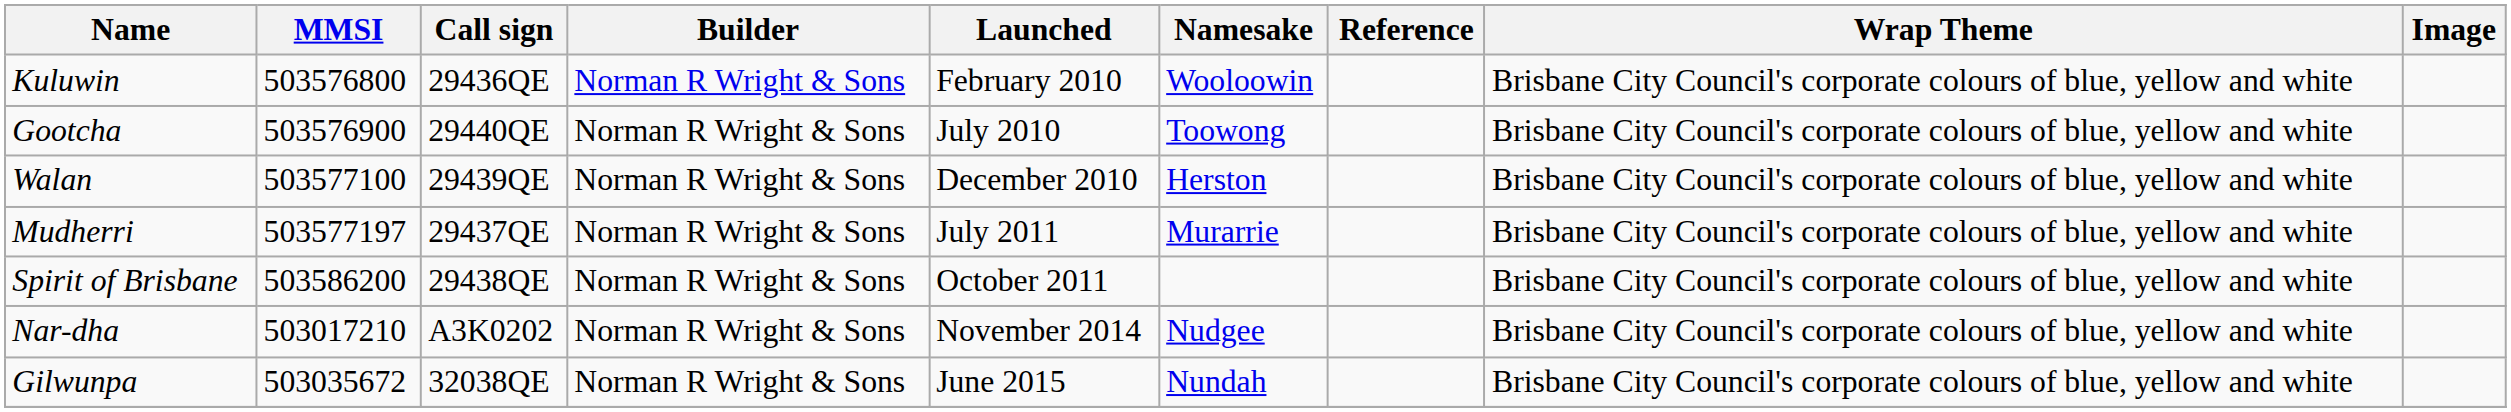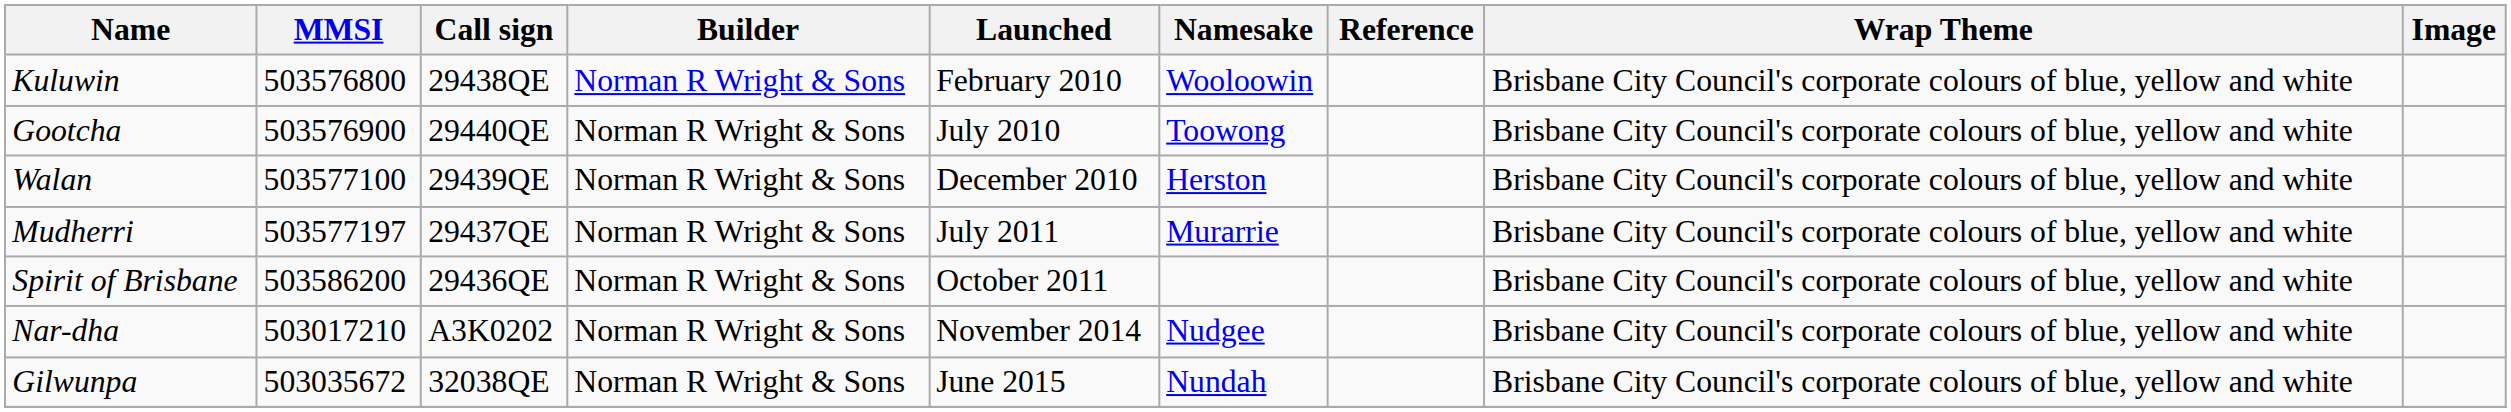(489, 79) 29436QE -> (489, 79) 29438QE
(489, 280) 29438QE -> (489, 280) 29436QE
